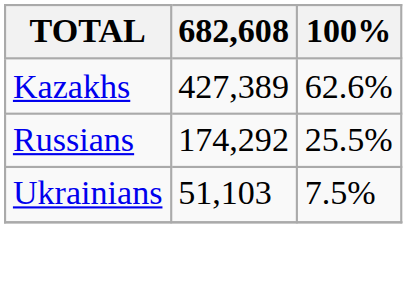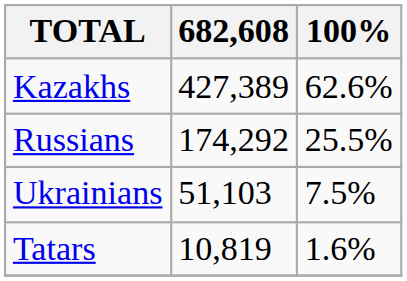+ row: (54, 247)
